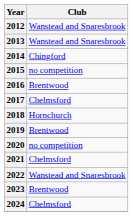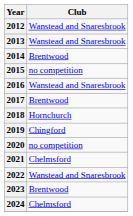(47, 55) Chingford -> (49, 55) Brentwood
(49, 85) Brentwood -> (77, 85) Wanstead and Snaresbrook
(50, 100) Chelmsford -> (49, 100) Brentwood
(49, 129) Brentwood -> (47, 129) Chingford
